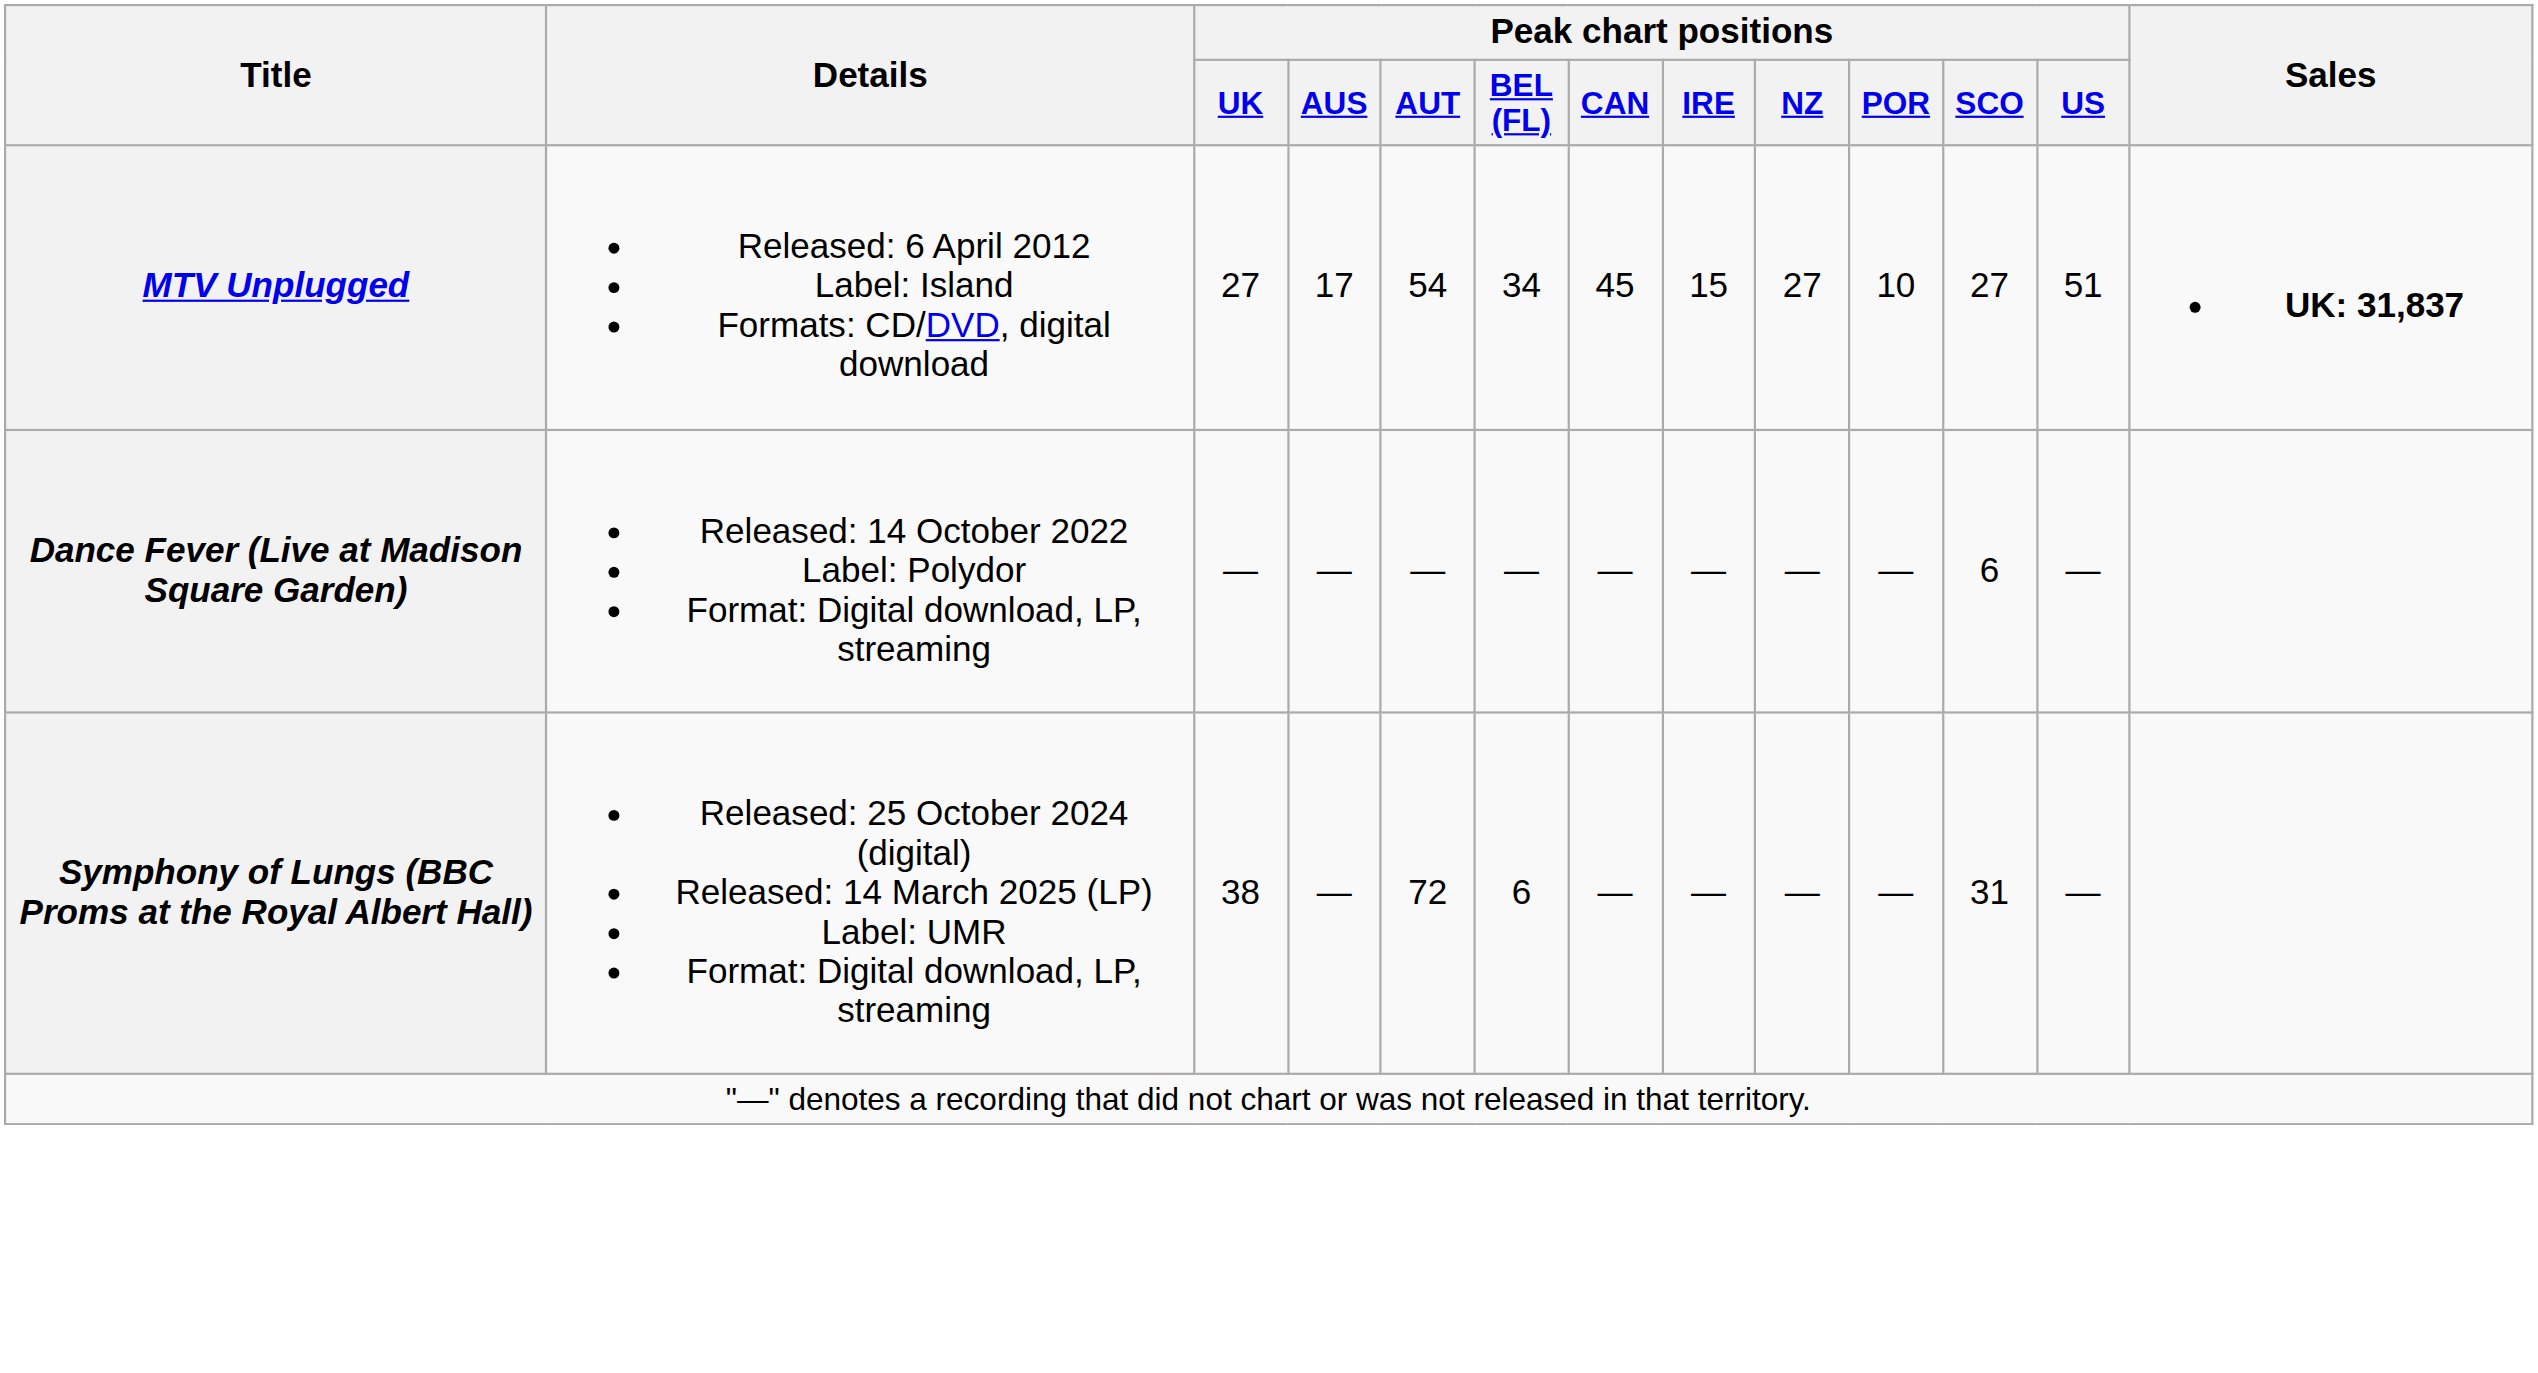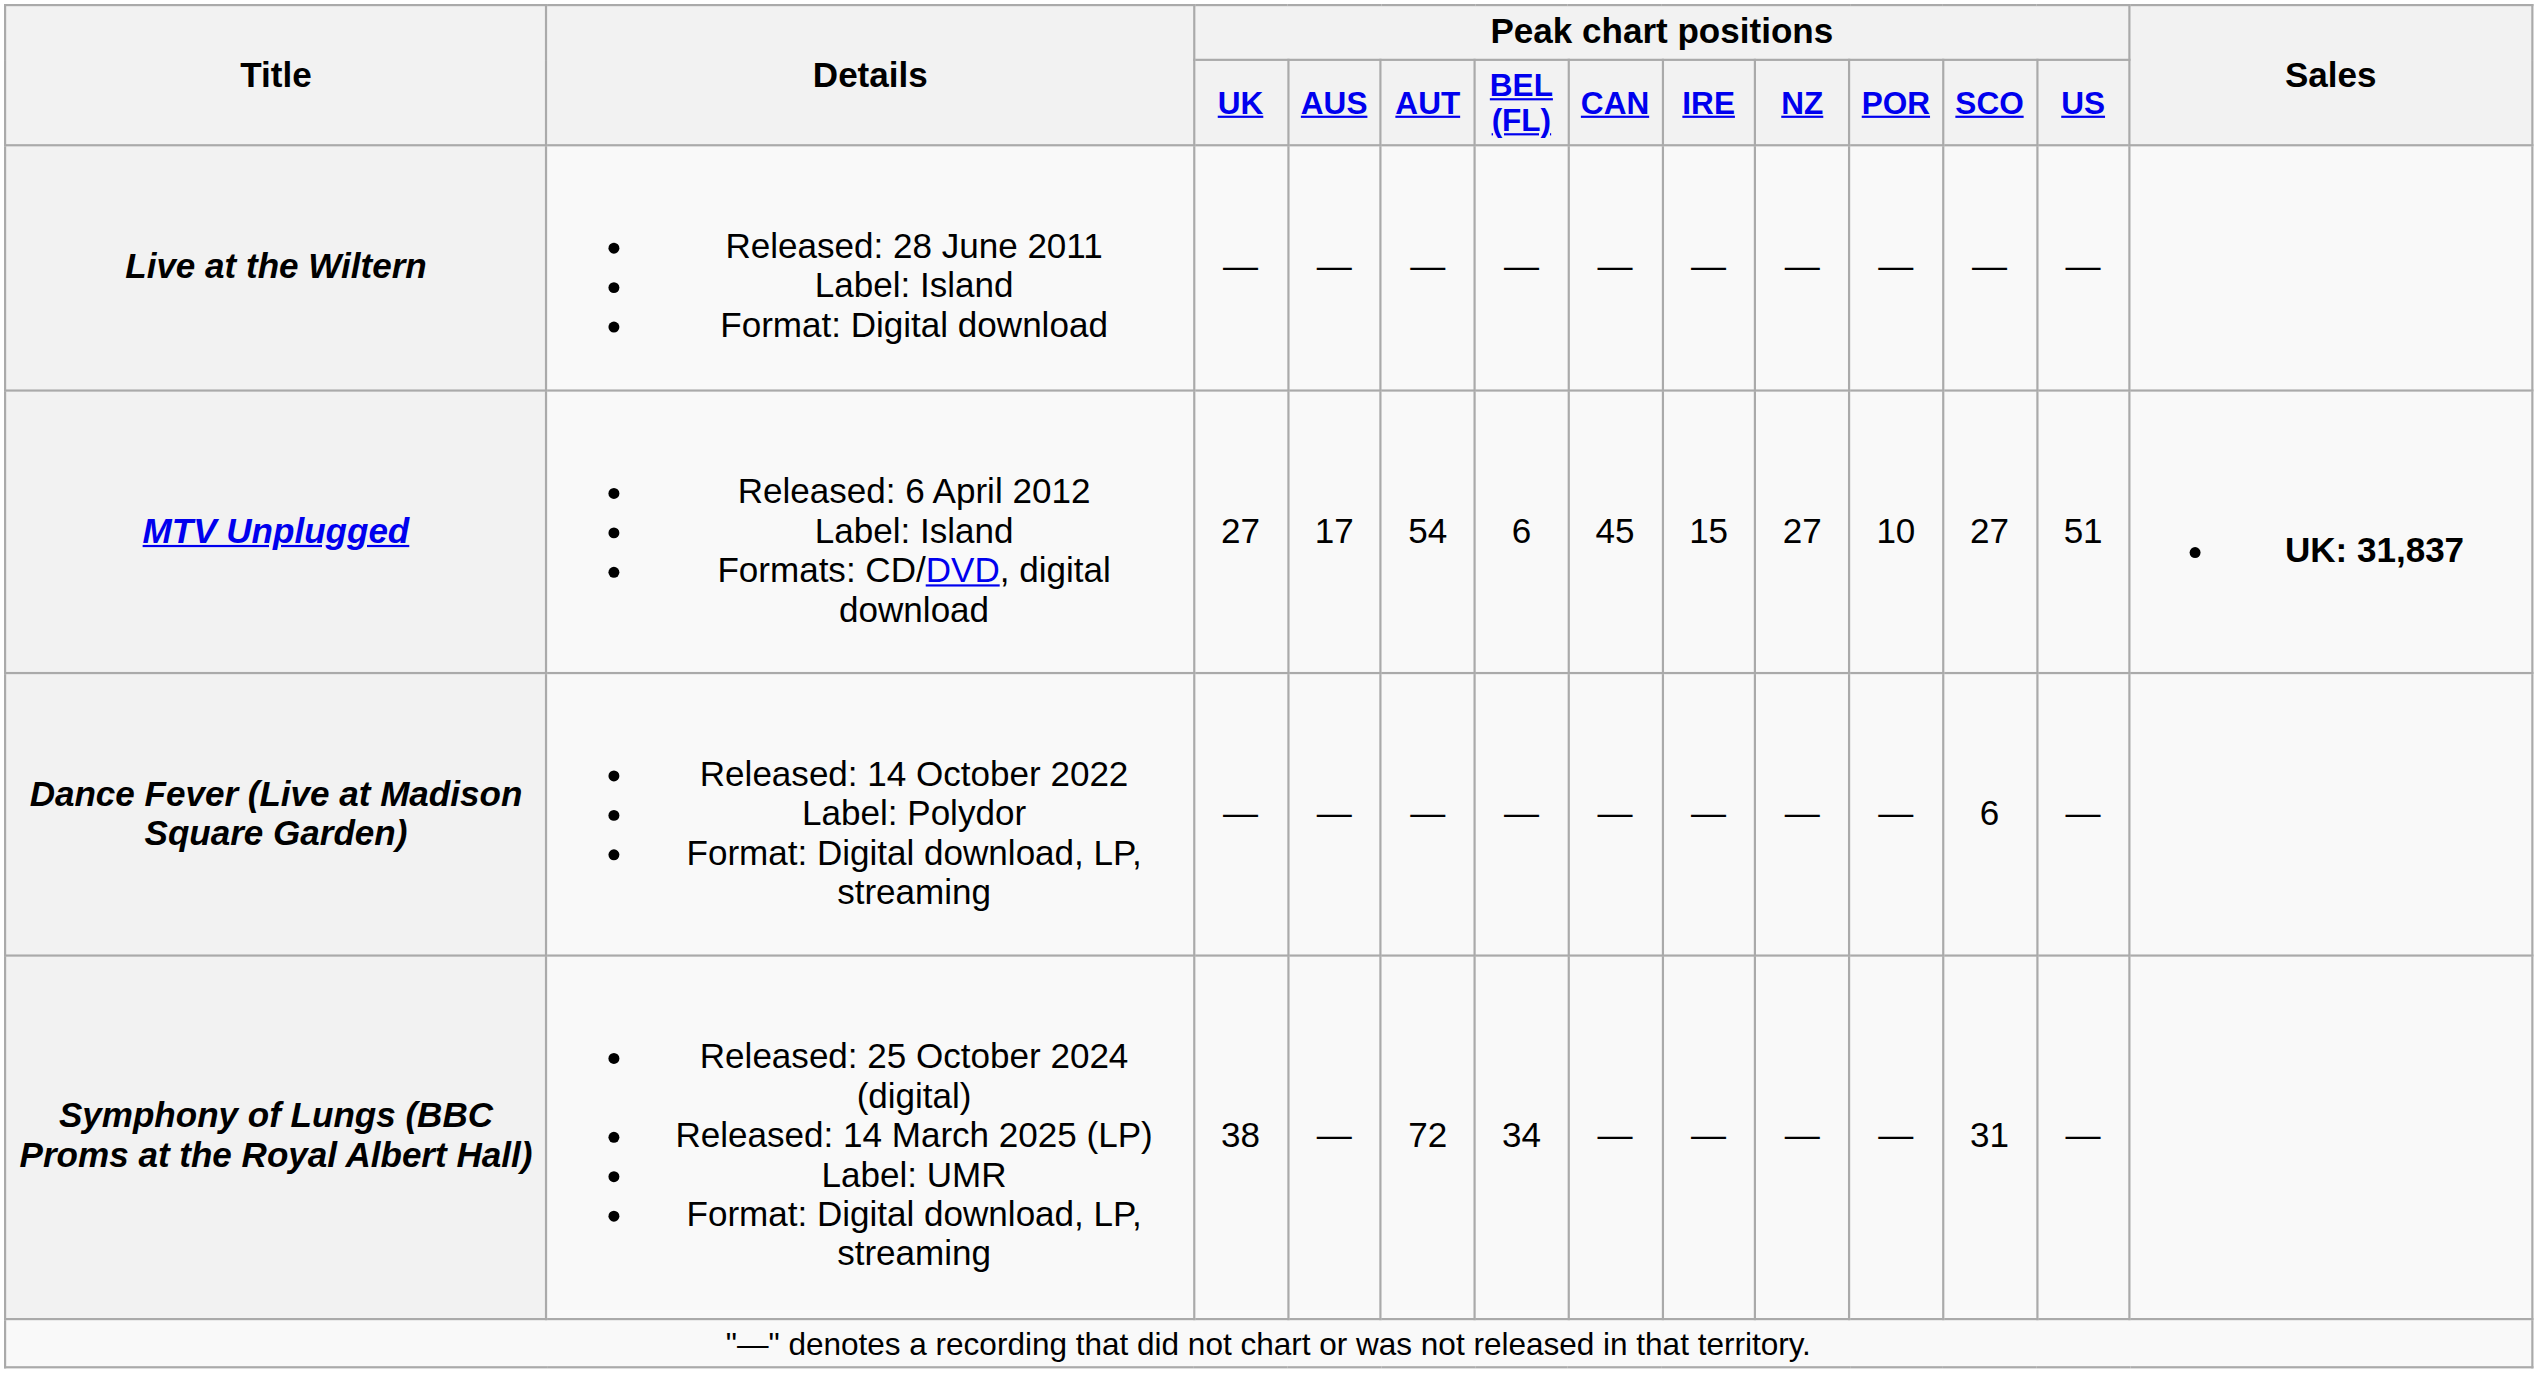+ row: (276, 266)
(1521, 286) 34 -> (1521, 530) 6
(1521, 892) 6 -> (1521, 1136) 34
